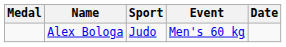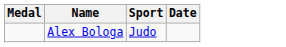- column: (207, 14)
